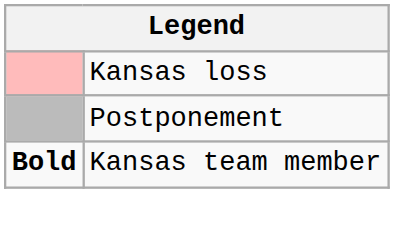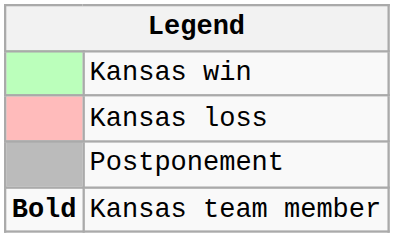+ row: (171, 73)
